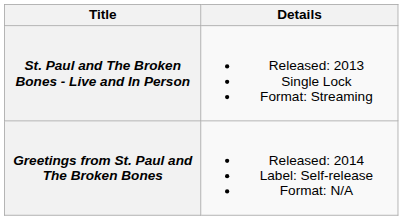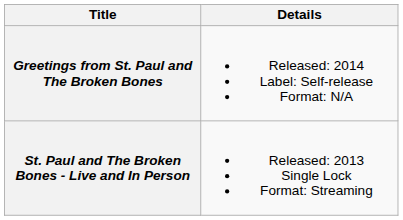rows swapped: (103, 73) <-> (103, 168)
